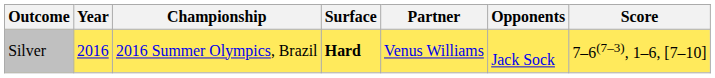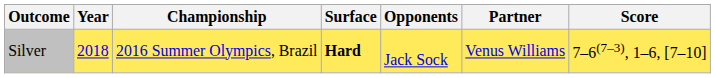columns swapped: (434, 17) <-> (528, 17)
(93, 51) 2016 -> (93, 51) 2018
